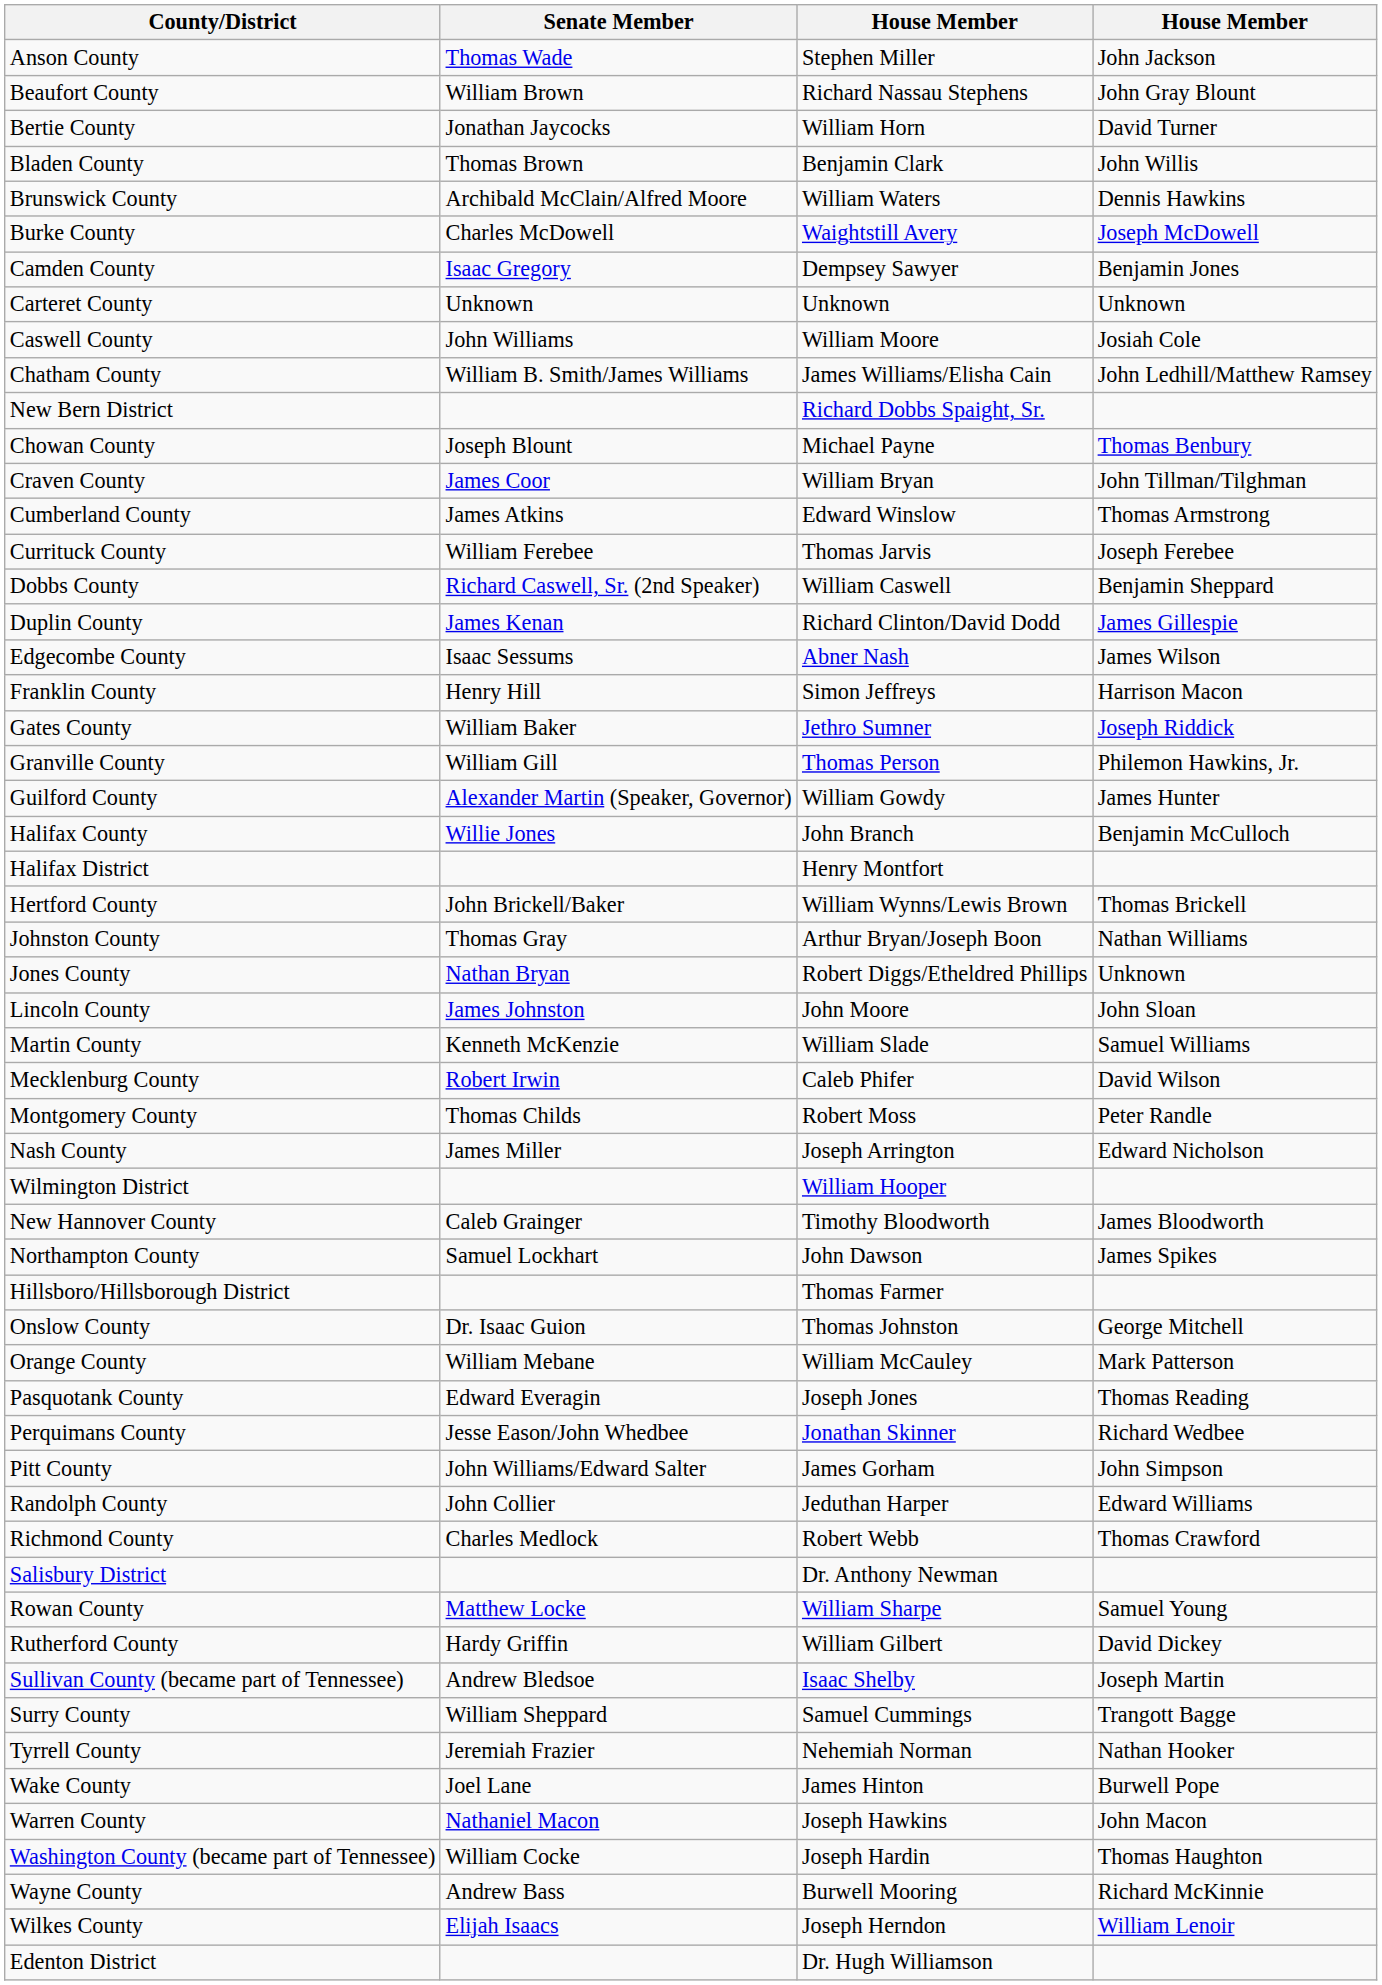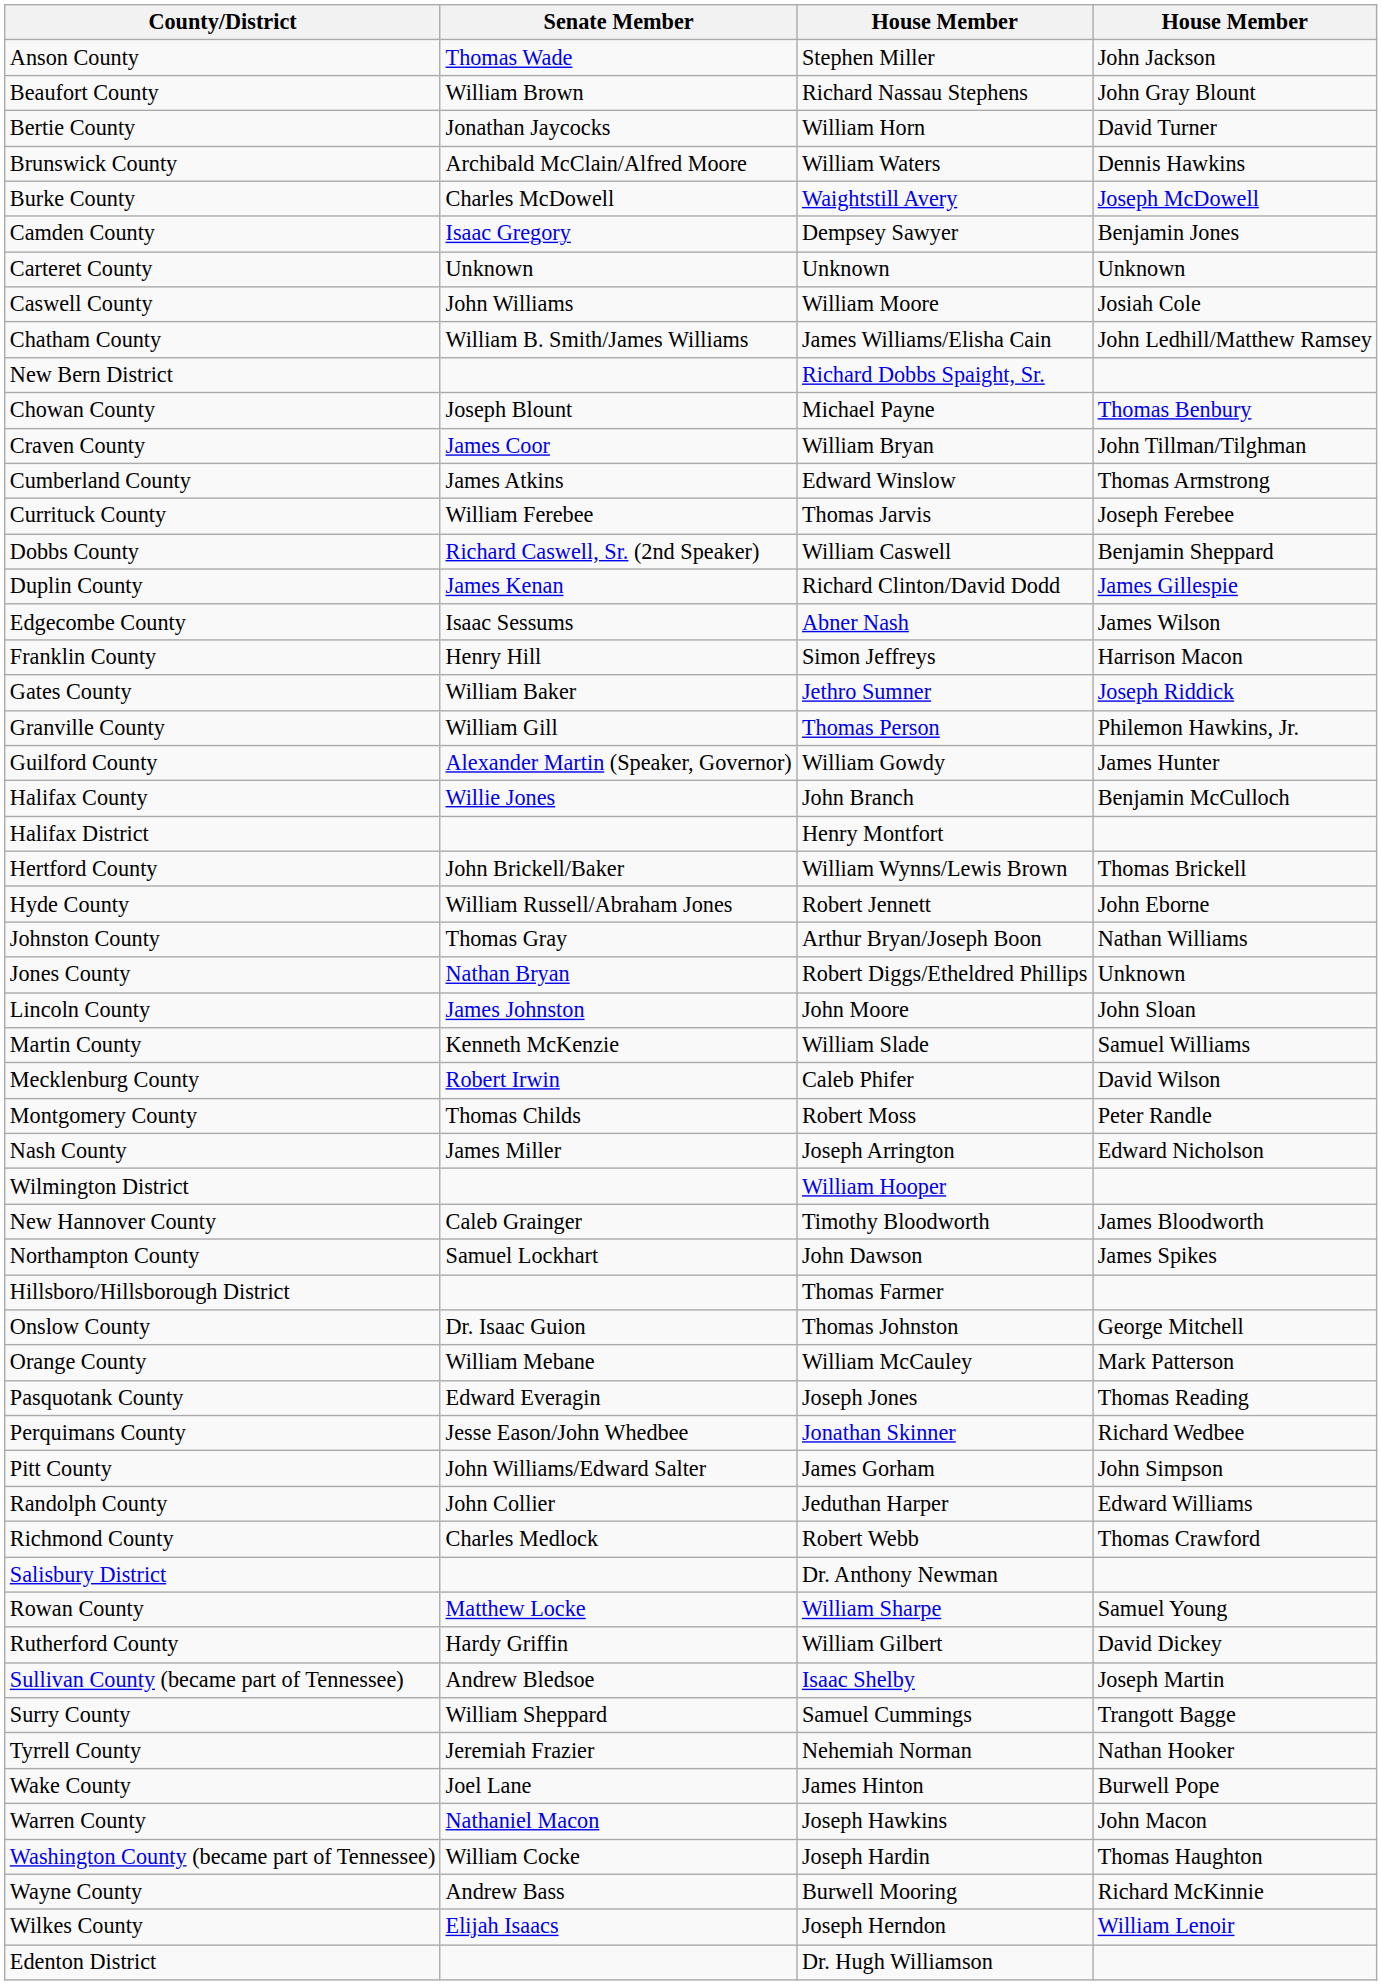- row: (77, 163)
+ row: (69, 903)
